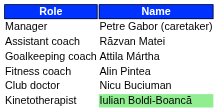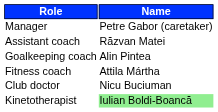(130, 56) Attila Mártha -> (125, 56) Alin Pintea
(125, 71) Alin Pintea -> (130, 71) Attila Mártha
